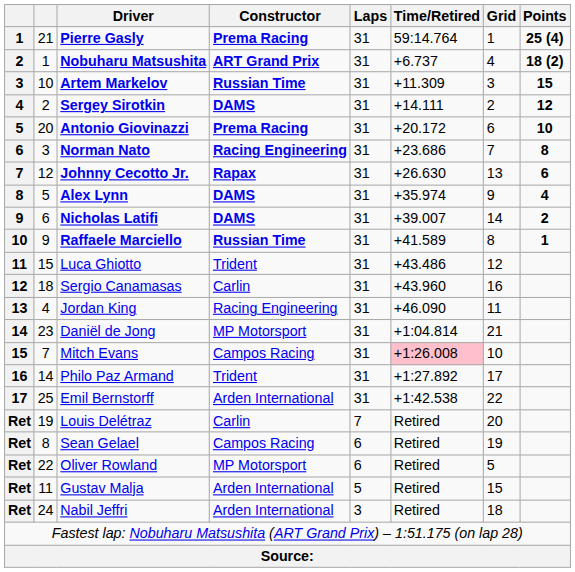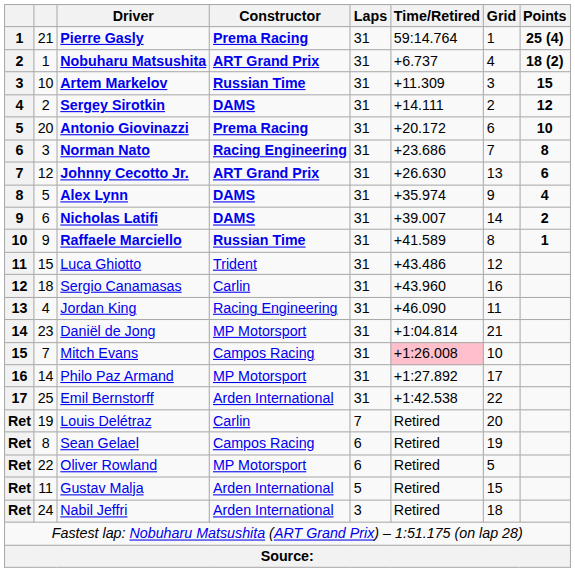(234, 173) Rapax -> (266, 173) ART Grand Prix
(235, 376) Trident -> (260, 376) MP Motorsport
